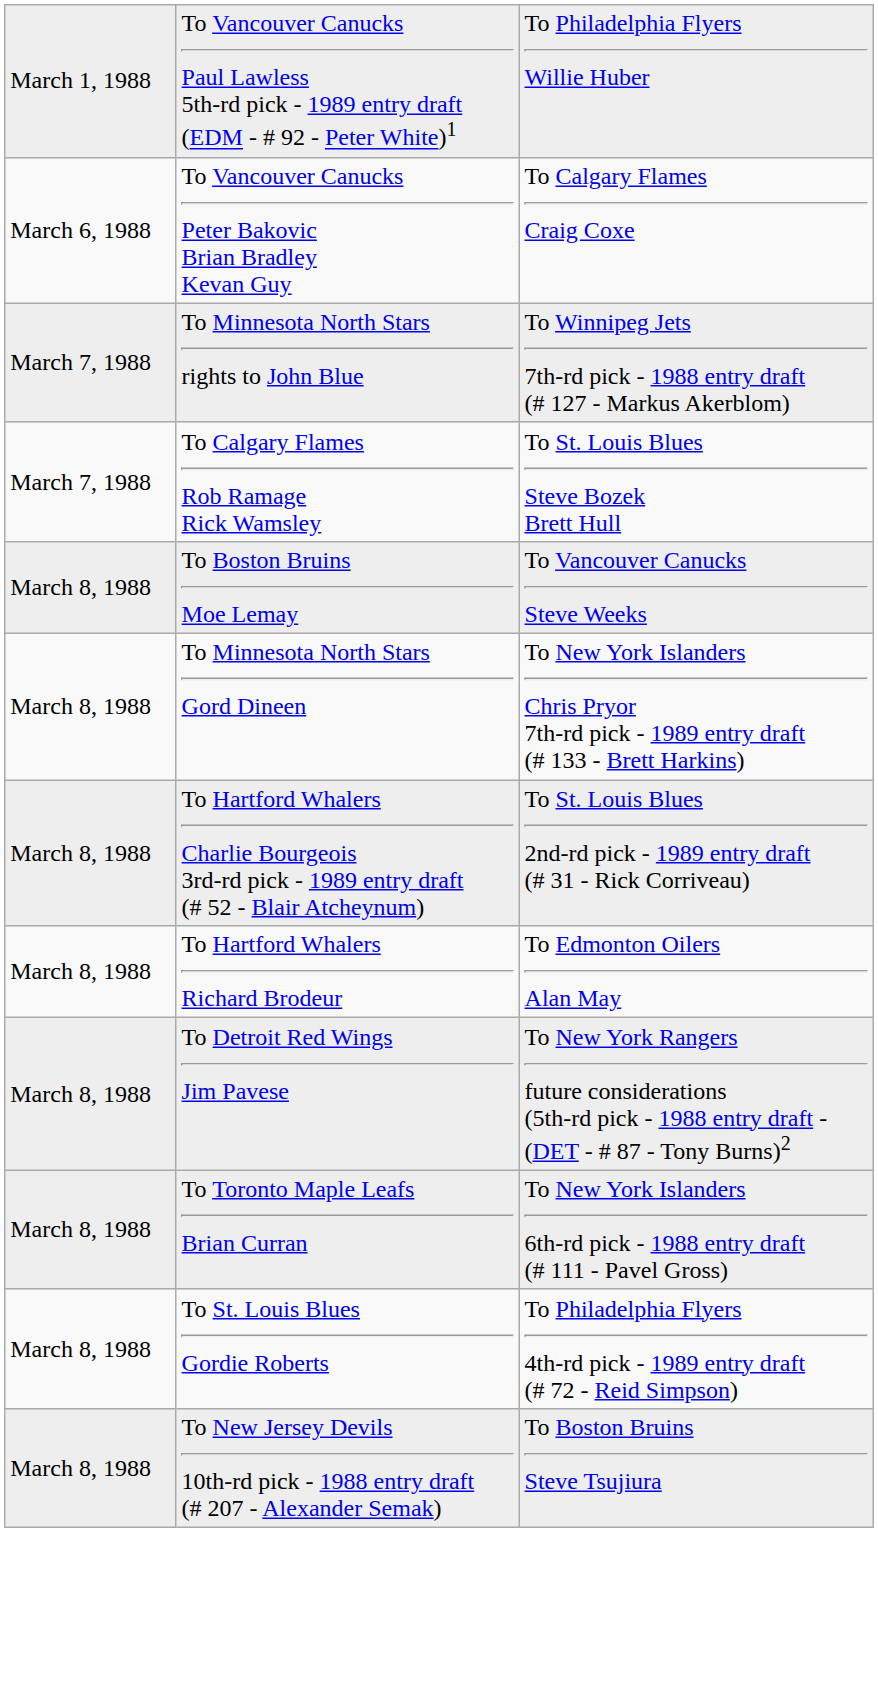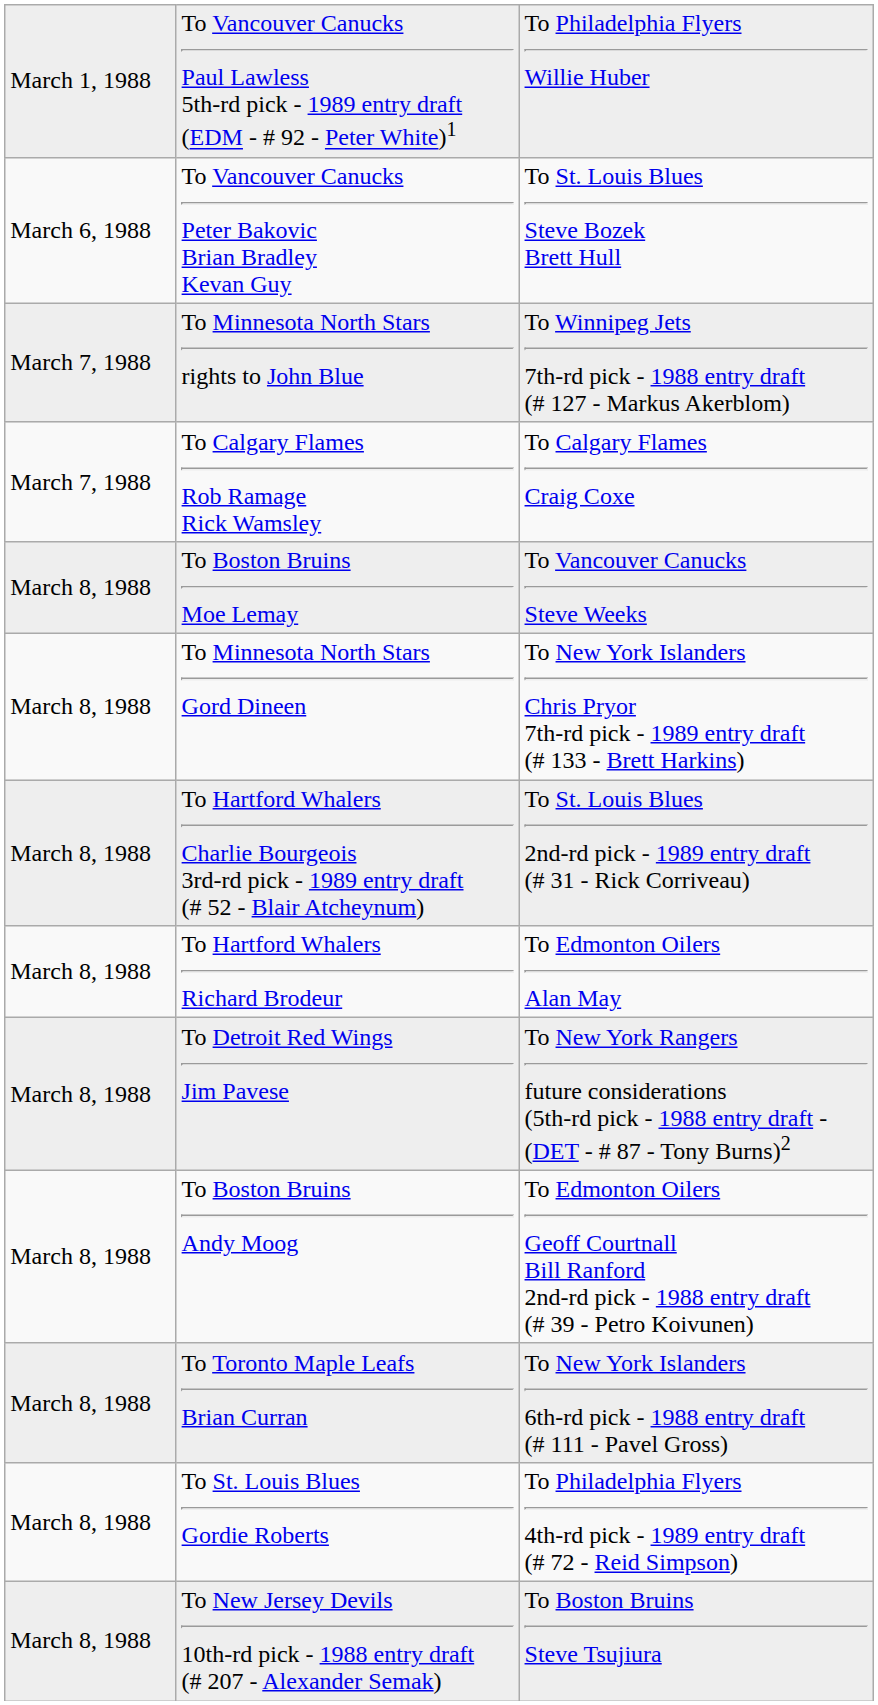(696, 203) To Calgary Flames Craig Coxe -> (696, 216) To St. Louis Blues Steve Bozek Brett Hull
(696, 481) To St. Louis Blues Steve Bozek Brett Hull -> (696, 468) To Calgary Flames Craig Coxe
+ row: (348, 1216)
